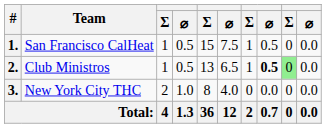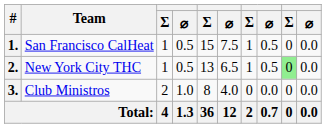(67, 67) Club Ministros -> (83, 67) New York City THC
(269, 67) bold -> (269, 67) normal
(83, 90) New York City THC -> (67, 90) Club Ministros
